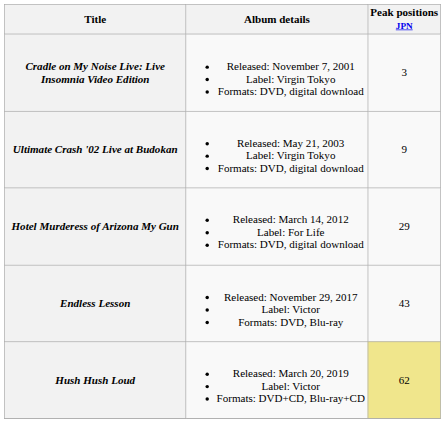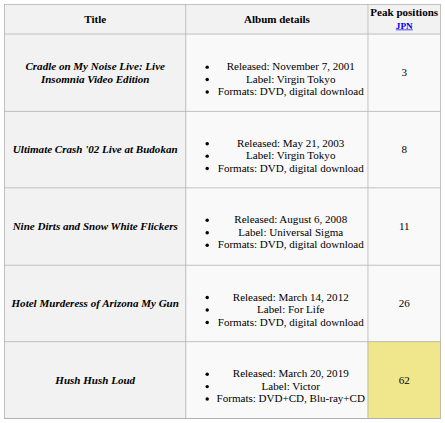(404, 149) 9 -> (404, 149) 8
+ row: (95, 226)
(404, 226) 29 -> (404, 303) 26
- row: (95, 303)
